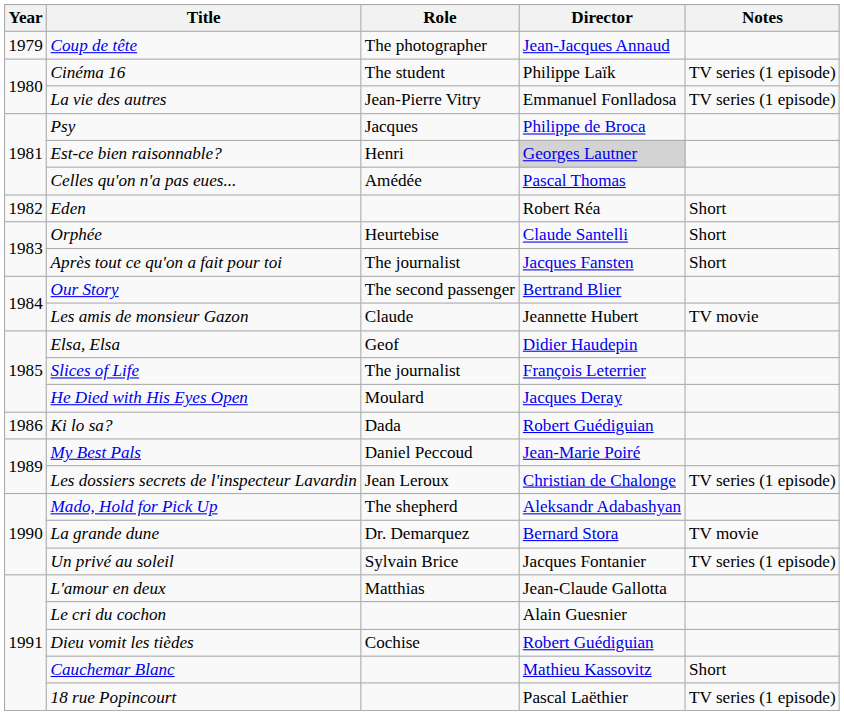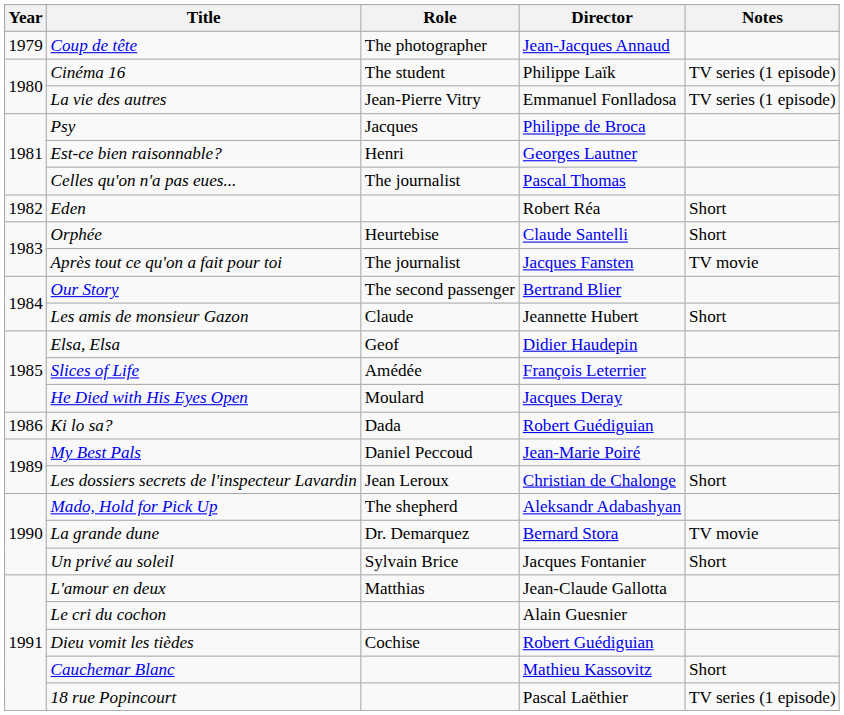(580, 153) lightgrey background -> (580, 153) no background
(393, 180) Amédée -> (413, 180) The journalist
(708, 262) Short -> (724, 262) TV movie
(724, 316) TV movie -> (708, 316) Short
(413, 371) The journalist -> (393, 371) Amédée
(762, 479) TV series (1 episode) -> (708, 479) Short
(762, 561) TV series (1 episode) -> (708, 561) Short
